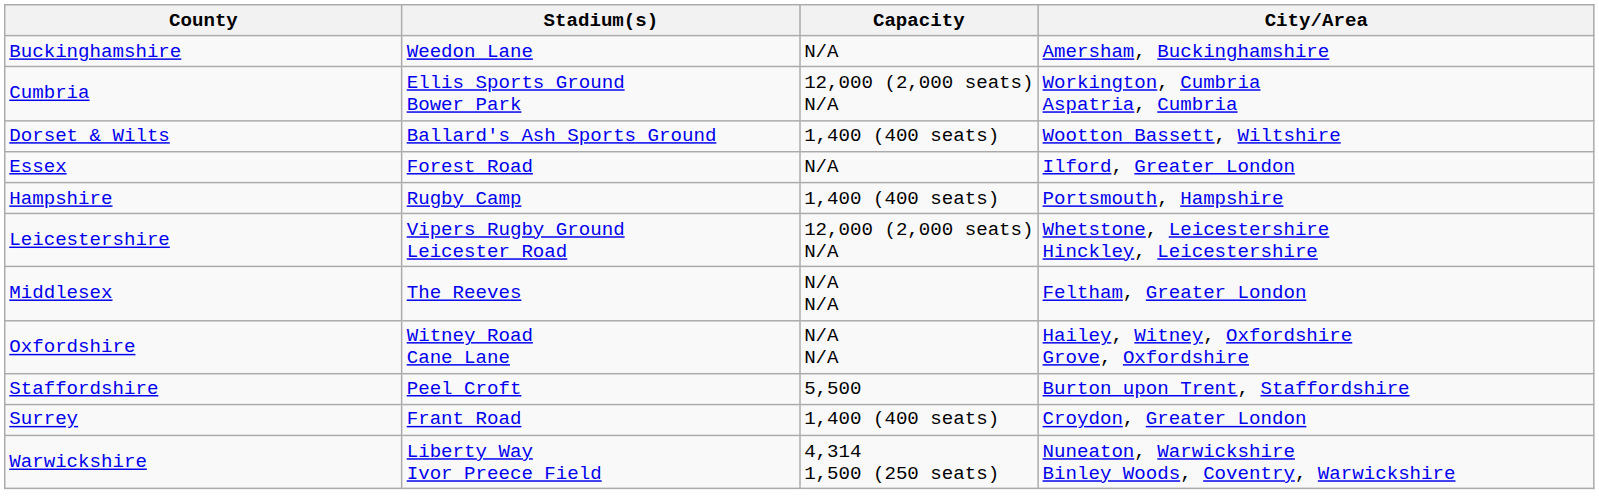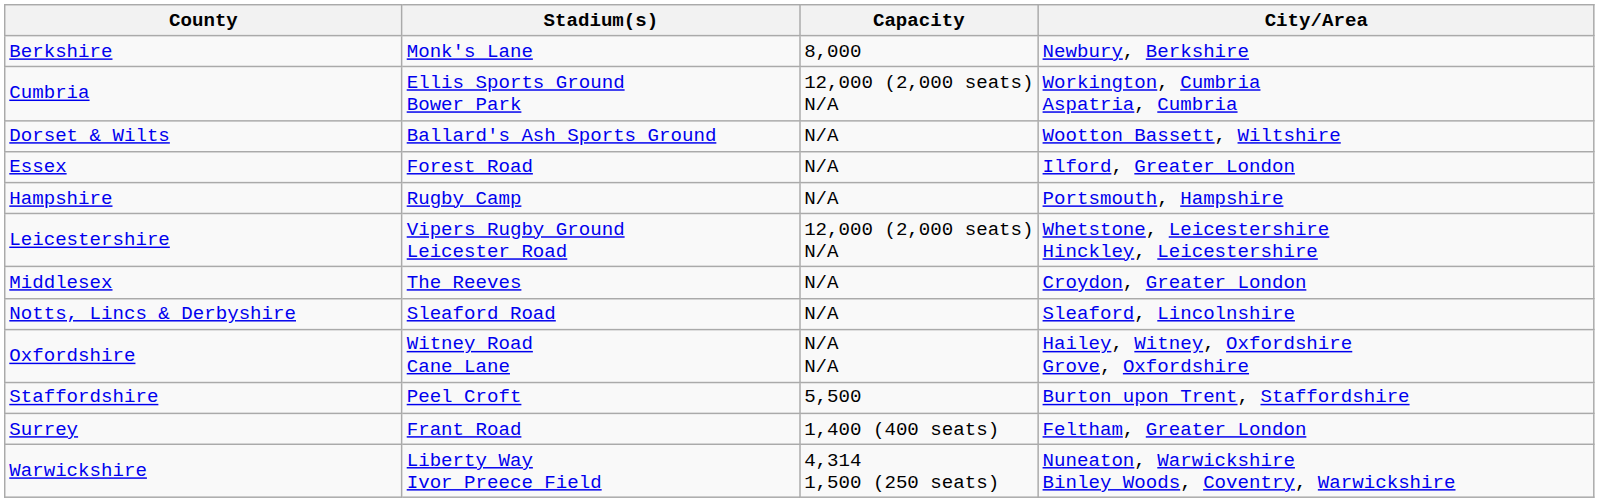+ row: (61, 51)
- row: (95, 51)
(902, 136) 1,400 (400 seats) -> (821, 136) N/A
(902, 198) 1,400 (400 seats) -> (821, 198) N/A
(821, 293) N/A N/A -> (821, 282) N/A
(1174, 293) Feltham, Greater London -> (1174, 282) Croydon, Greater London
+ row: (153, 314)
(1174, 420) Croydon, Greater London -> (1174, 429) Feltham, Greater London
